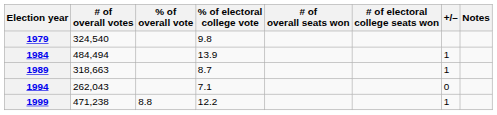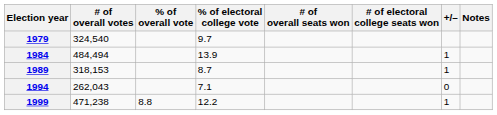(205, 39) 9.8 -> (205, 39) 9.7
(91, 70) 318,663 -> (91, 70) 318,153
